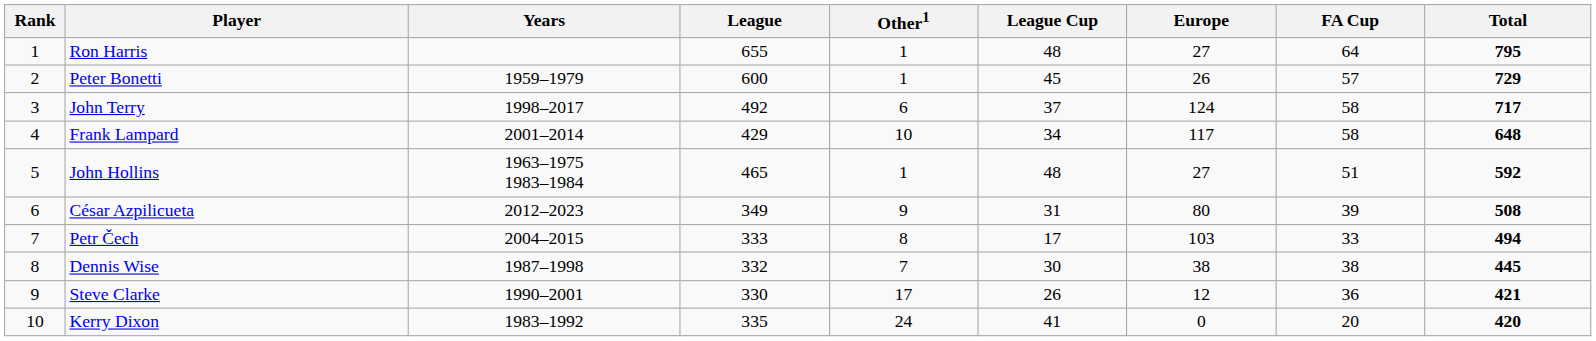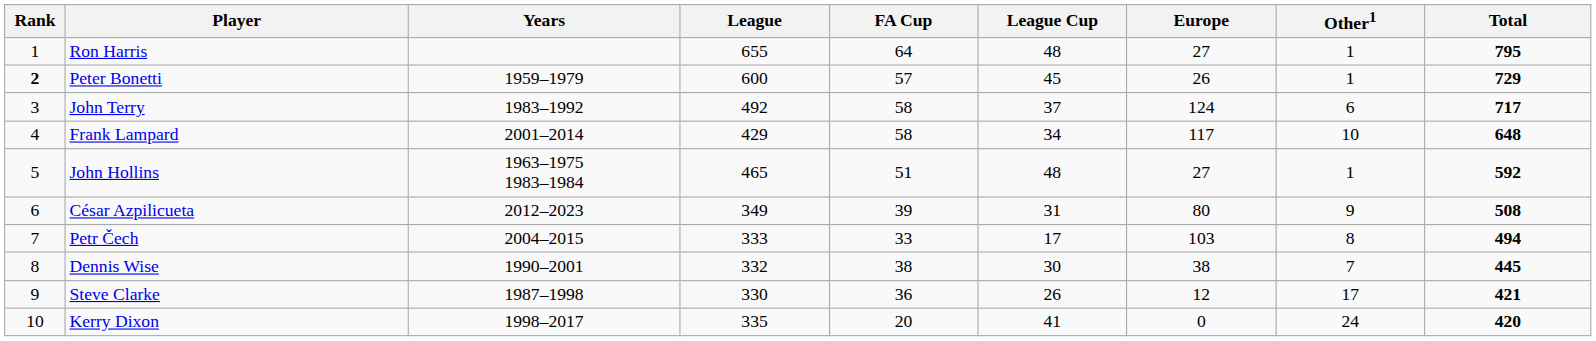columns swapped: (1350, 20) <-> (903, 20)
(35, 79) normal -> (35, 79) bold
(544, 106) 1998–2017 -> (544, 106) 1983–1992
(544, 266) 1987–1998 -> (544, 266) 1990–2001
(544, 294) 1990–2001 -> (544, 294) 1987–1998
(544, 322) 1983–1992 -> (544, 322) 1998–2017
